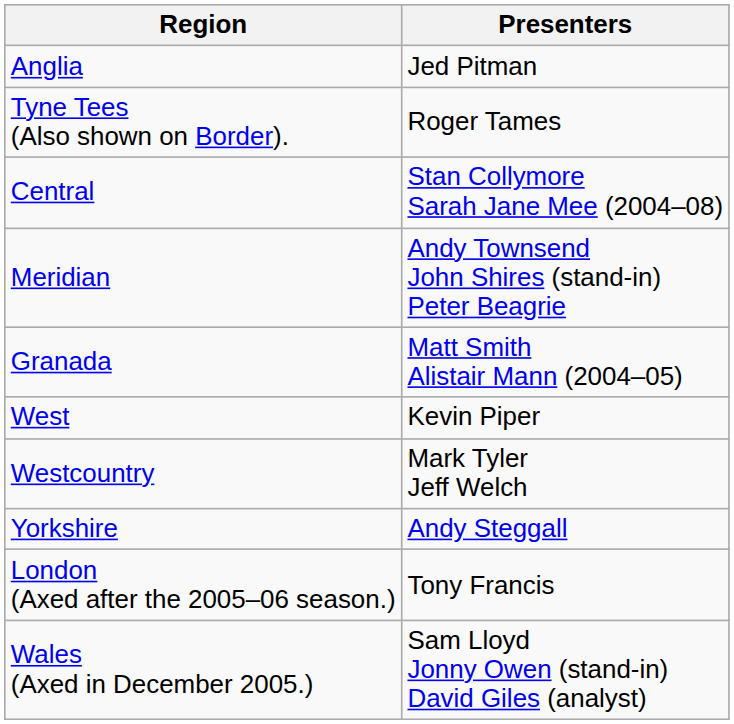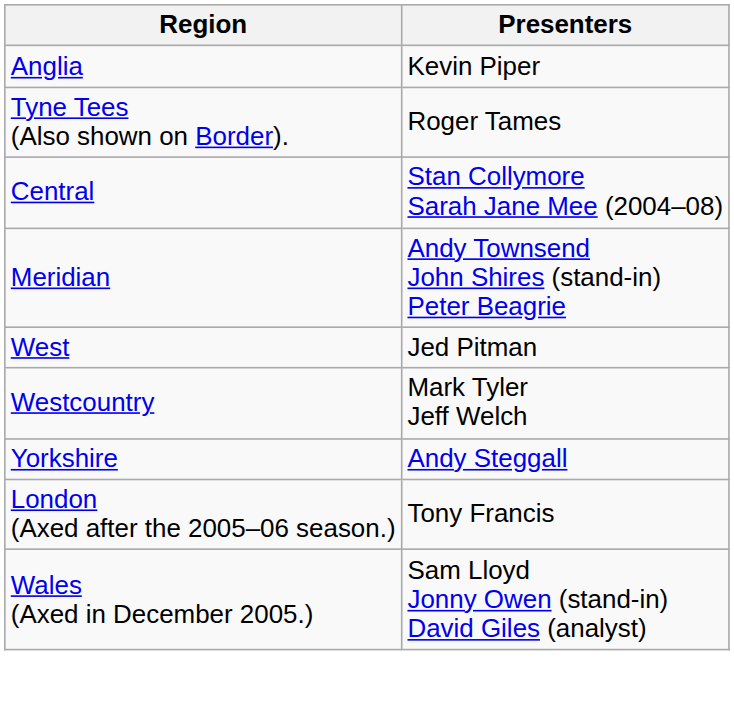(472, 66) Jed Pitman -> (474, 66) Kevin Piper
- row: (61, 361)
(474, 417) Kevin Piper -> (472, 347) Jed Pitman
